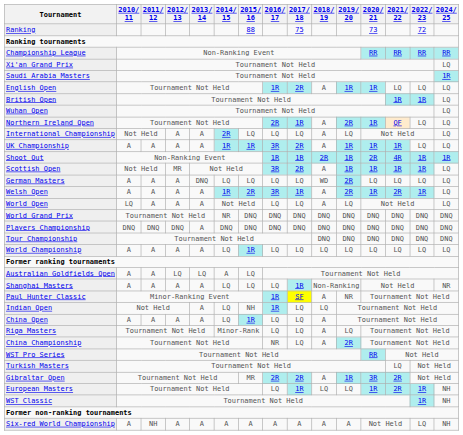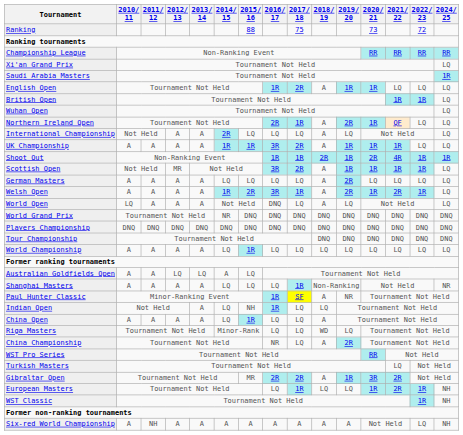(202, 181) DNQ -> (202, 181) A
(324, 181) WD -> (324, 181) A
(275, 204) LQ -> (275, 204) DNQ
(202, 227) A -> (202, 227) DNQ
(324, 331) A -> (324, 331) WD
